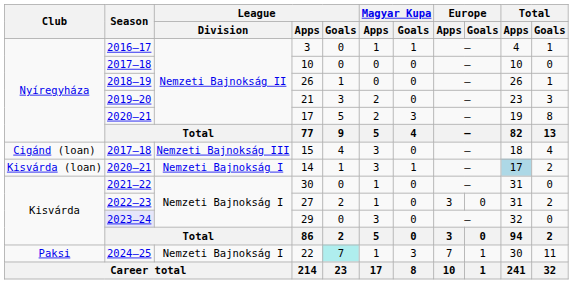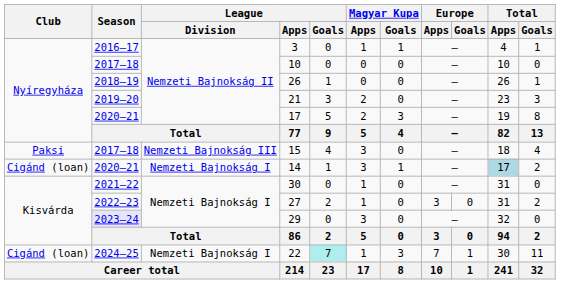(54, 150) Cigánd (loan) -> (48, 150) Paksi
(54, 167) Kisvárda (loan) -> (48, 167) Cigánd (loan)
(54, 253) Paksi -> (48, 253) Cigánd (loan)
